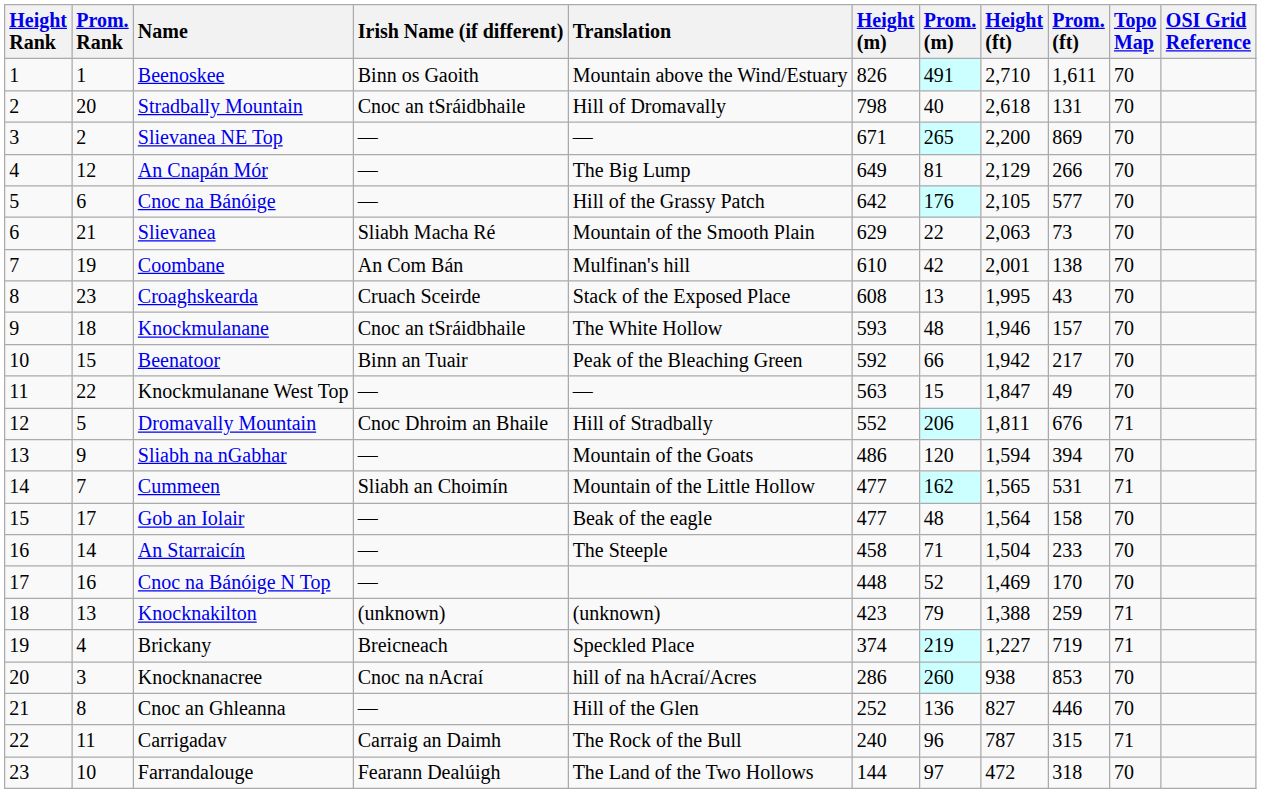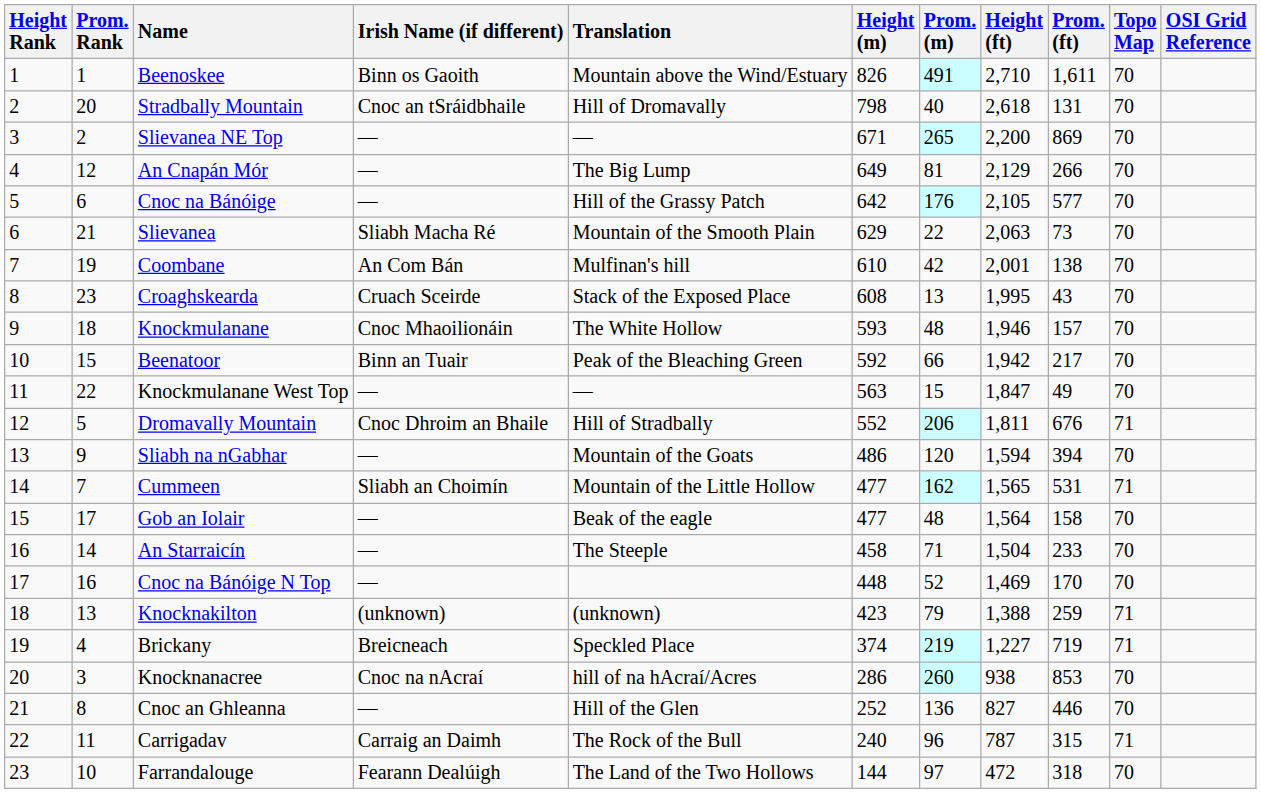(442, 328) Cnoc an tSráidbhaile -> (435, 328) Cnoc Mhaoilionáin
